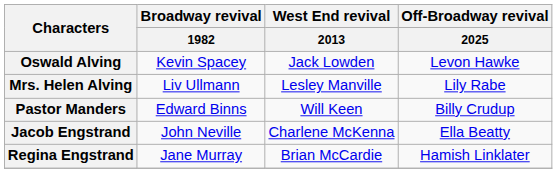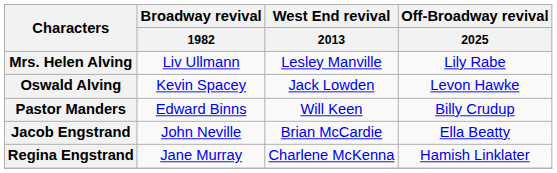rows swapped: (71, 86) <-> (71, 62)
(331, 132) Charlene McKenna -> (331, 132) Brian McCardie
(331, 156) Brian McCardie -> (331, 156) Charlene McKenna
